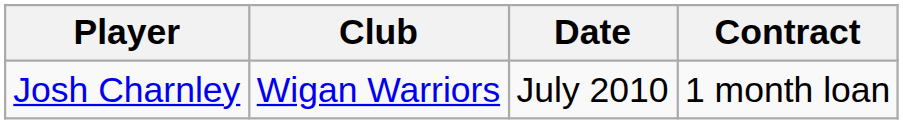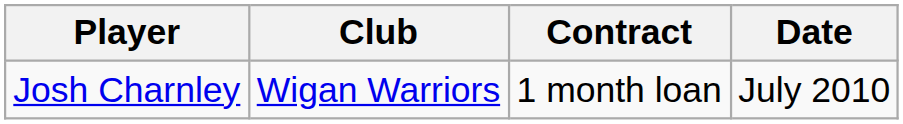columns swapped: (788, 32) <-> (593, 32)
